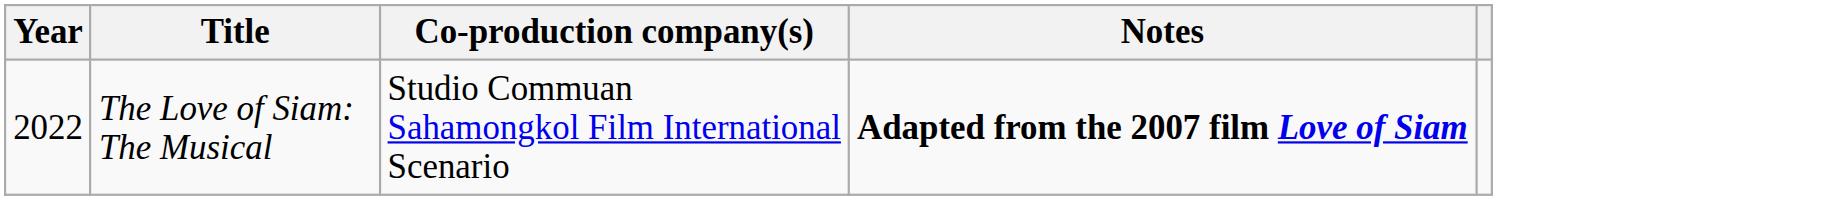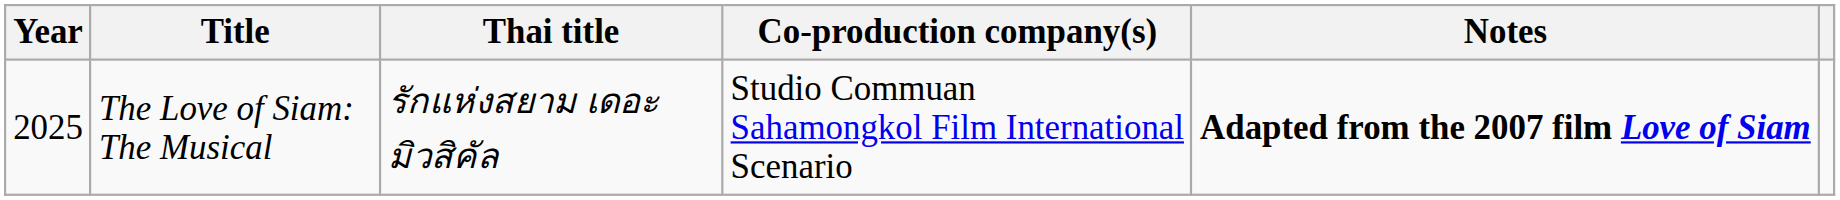+ column: (551, 32)
(48, 126) 2022 -> (48, 126) 2025
